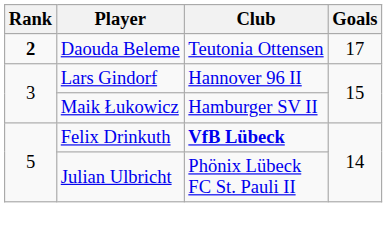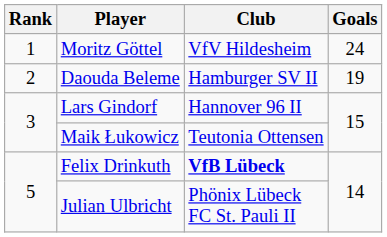+ row: (112, 48)
(31, 48) bold -> (31, 78) normal
(256, 48) Teutonia Ottensen -> (253, 78) Hamburger SV II
(355, 48) 17 -> (355, 78) 19
(253, 107) Hamburger SV II -> (256, 136) Teutonia Ottensen
